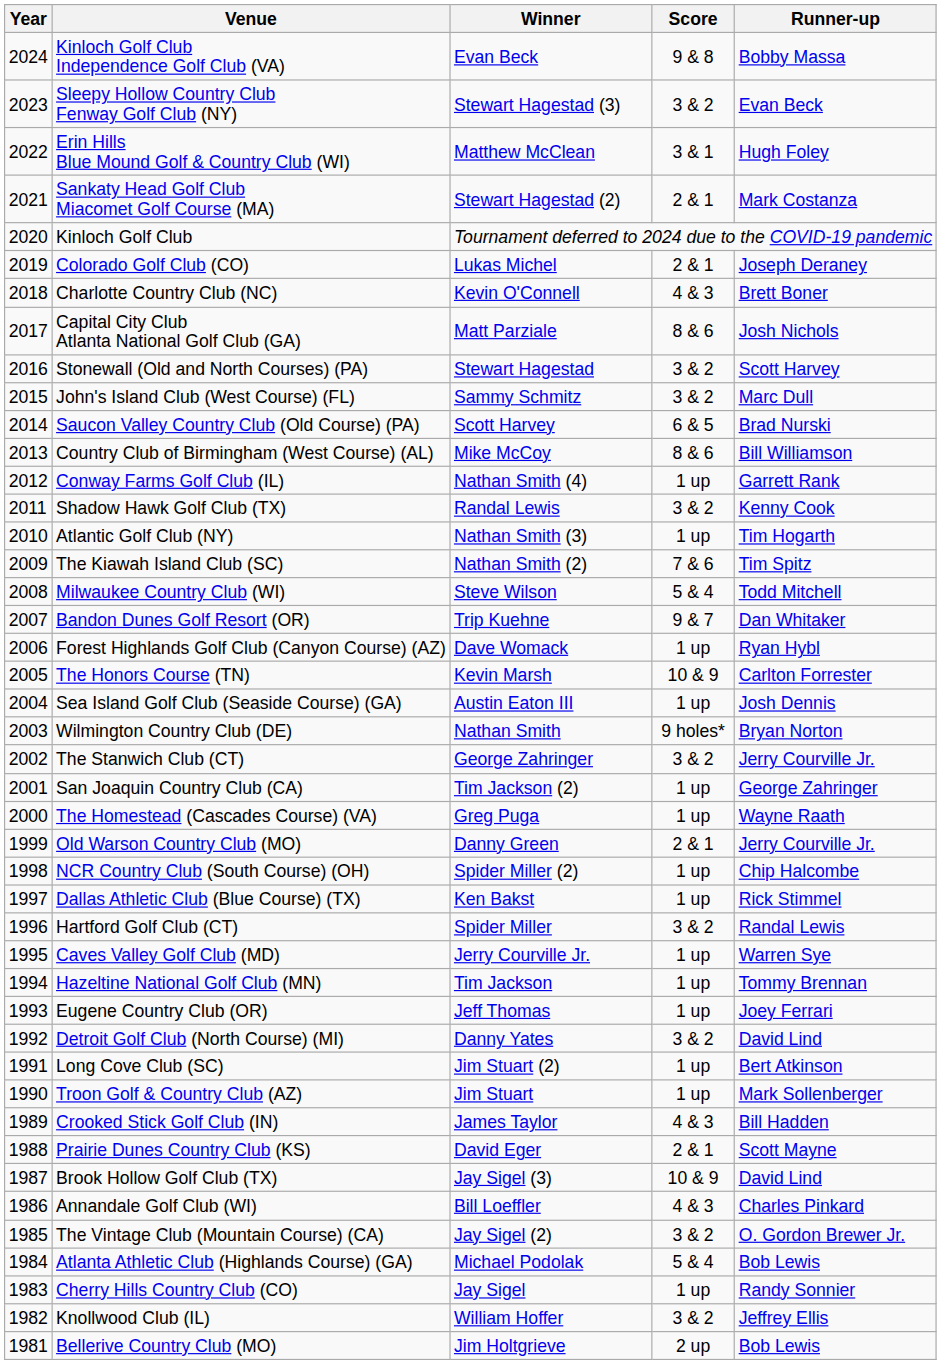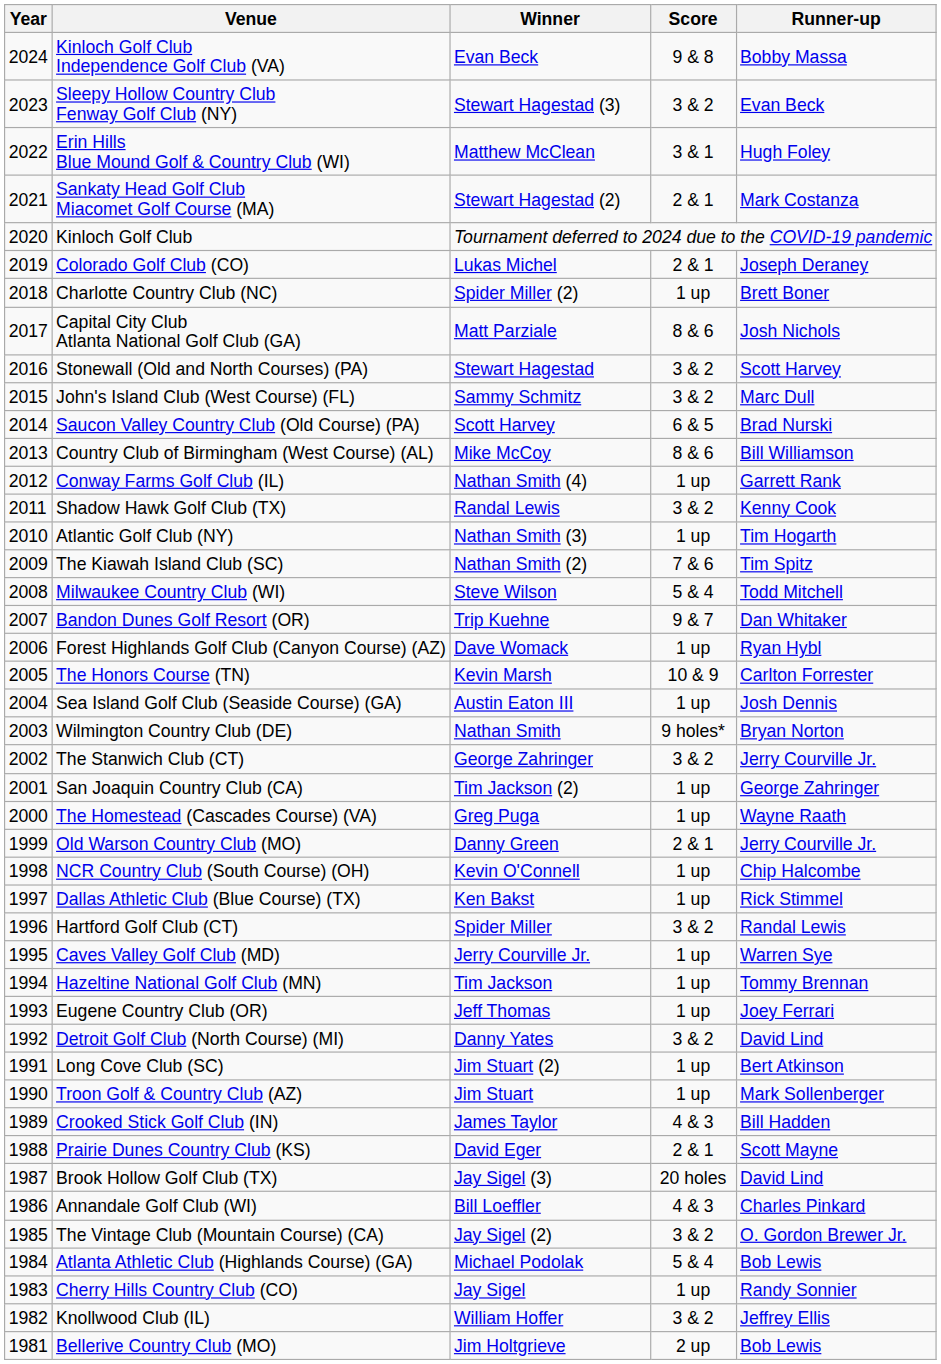(517, 293) Kevin O'Connell -> (516, 293) Spider Miller (2)
(693, 293) 4 & 3 -> (693, 293) 1 up
(516, 871) Spider Miller (2) -> (517, 871) Kevin O'Connell
(693, 1178) 10 & 9 -> (693, 1178) 20 holes
